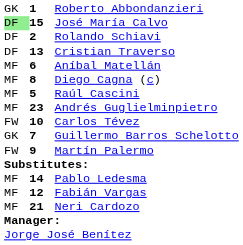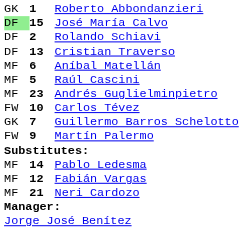- row: (108, 80)
